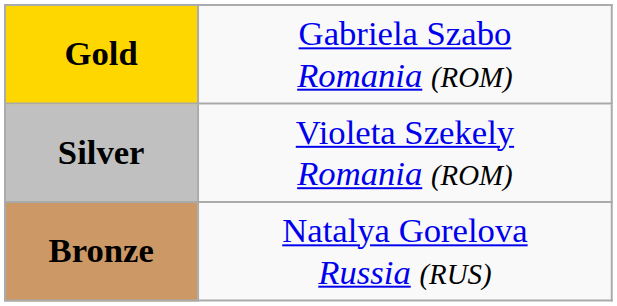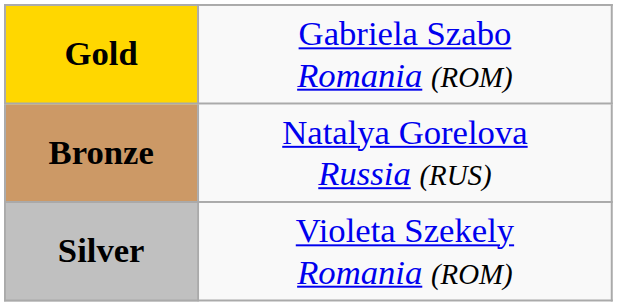rows swapped: (101, 151) <-> (101, 250)
